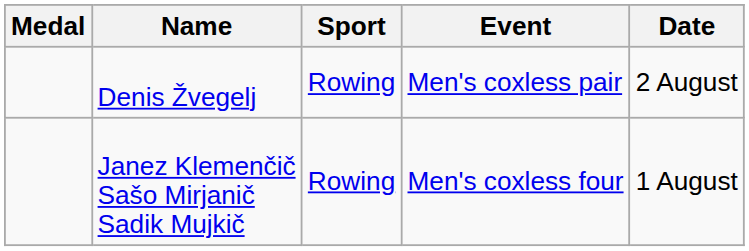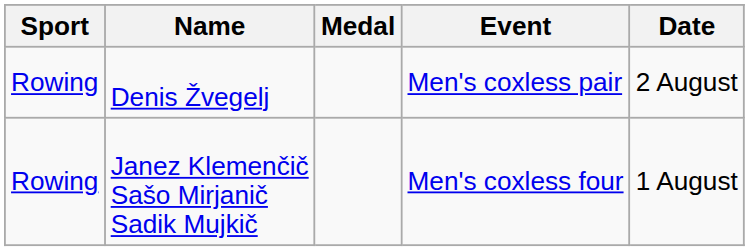columns swapped: (48, 26) <-> (352, 26)
